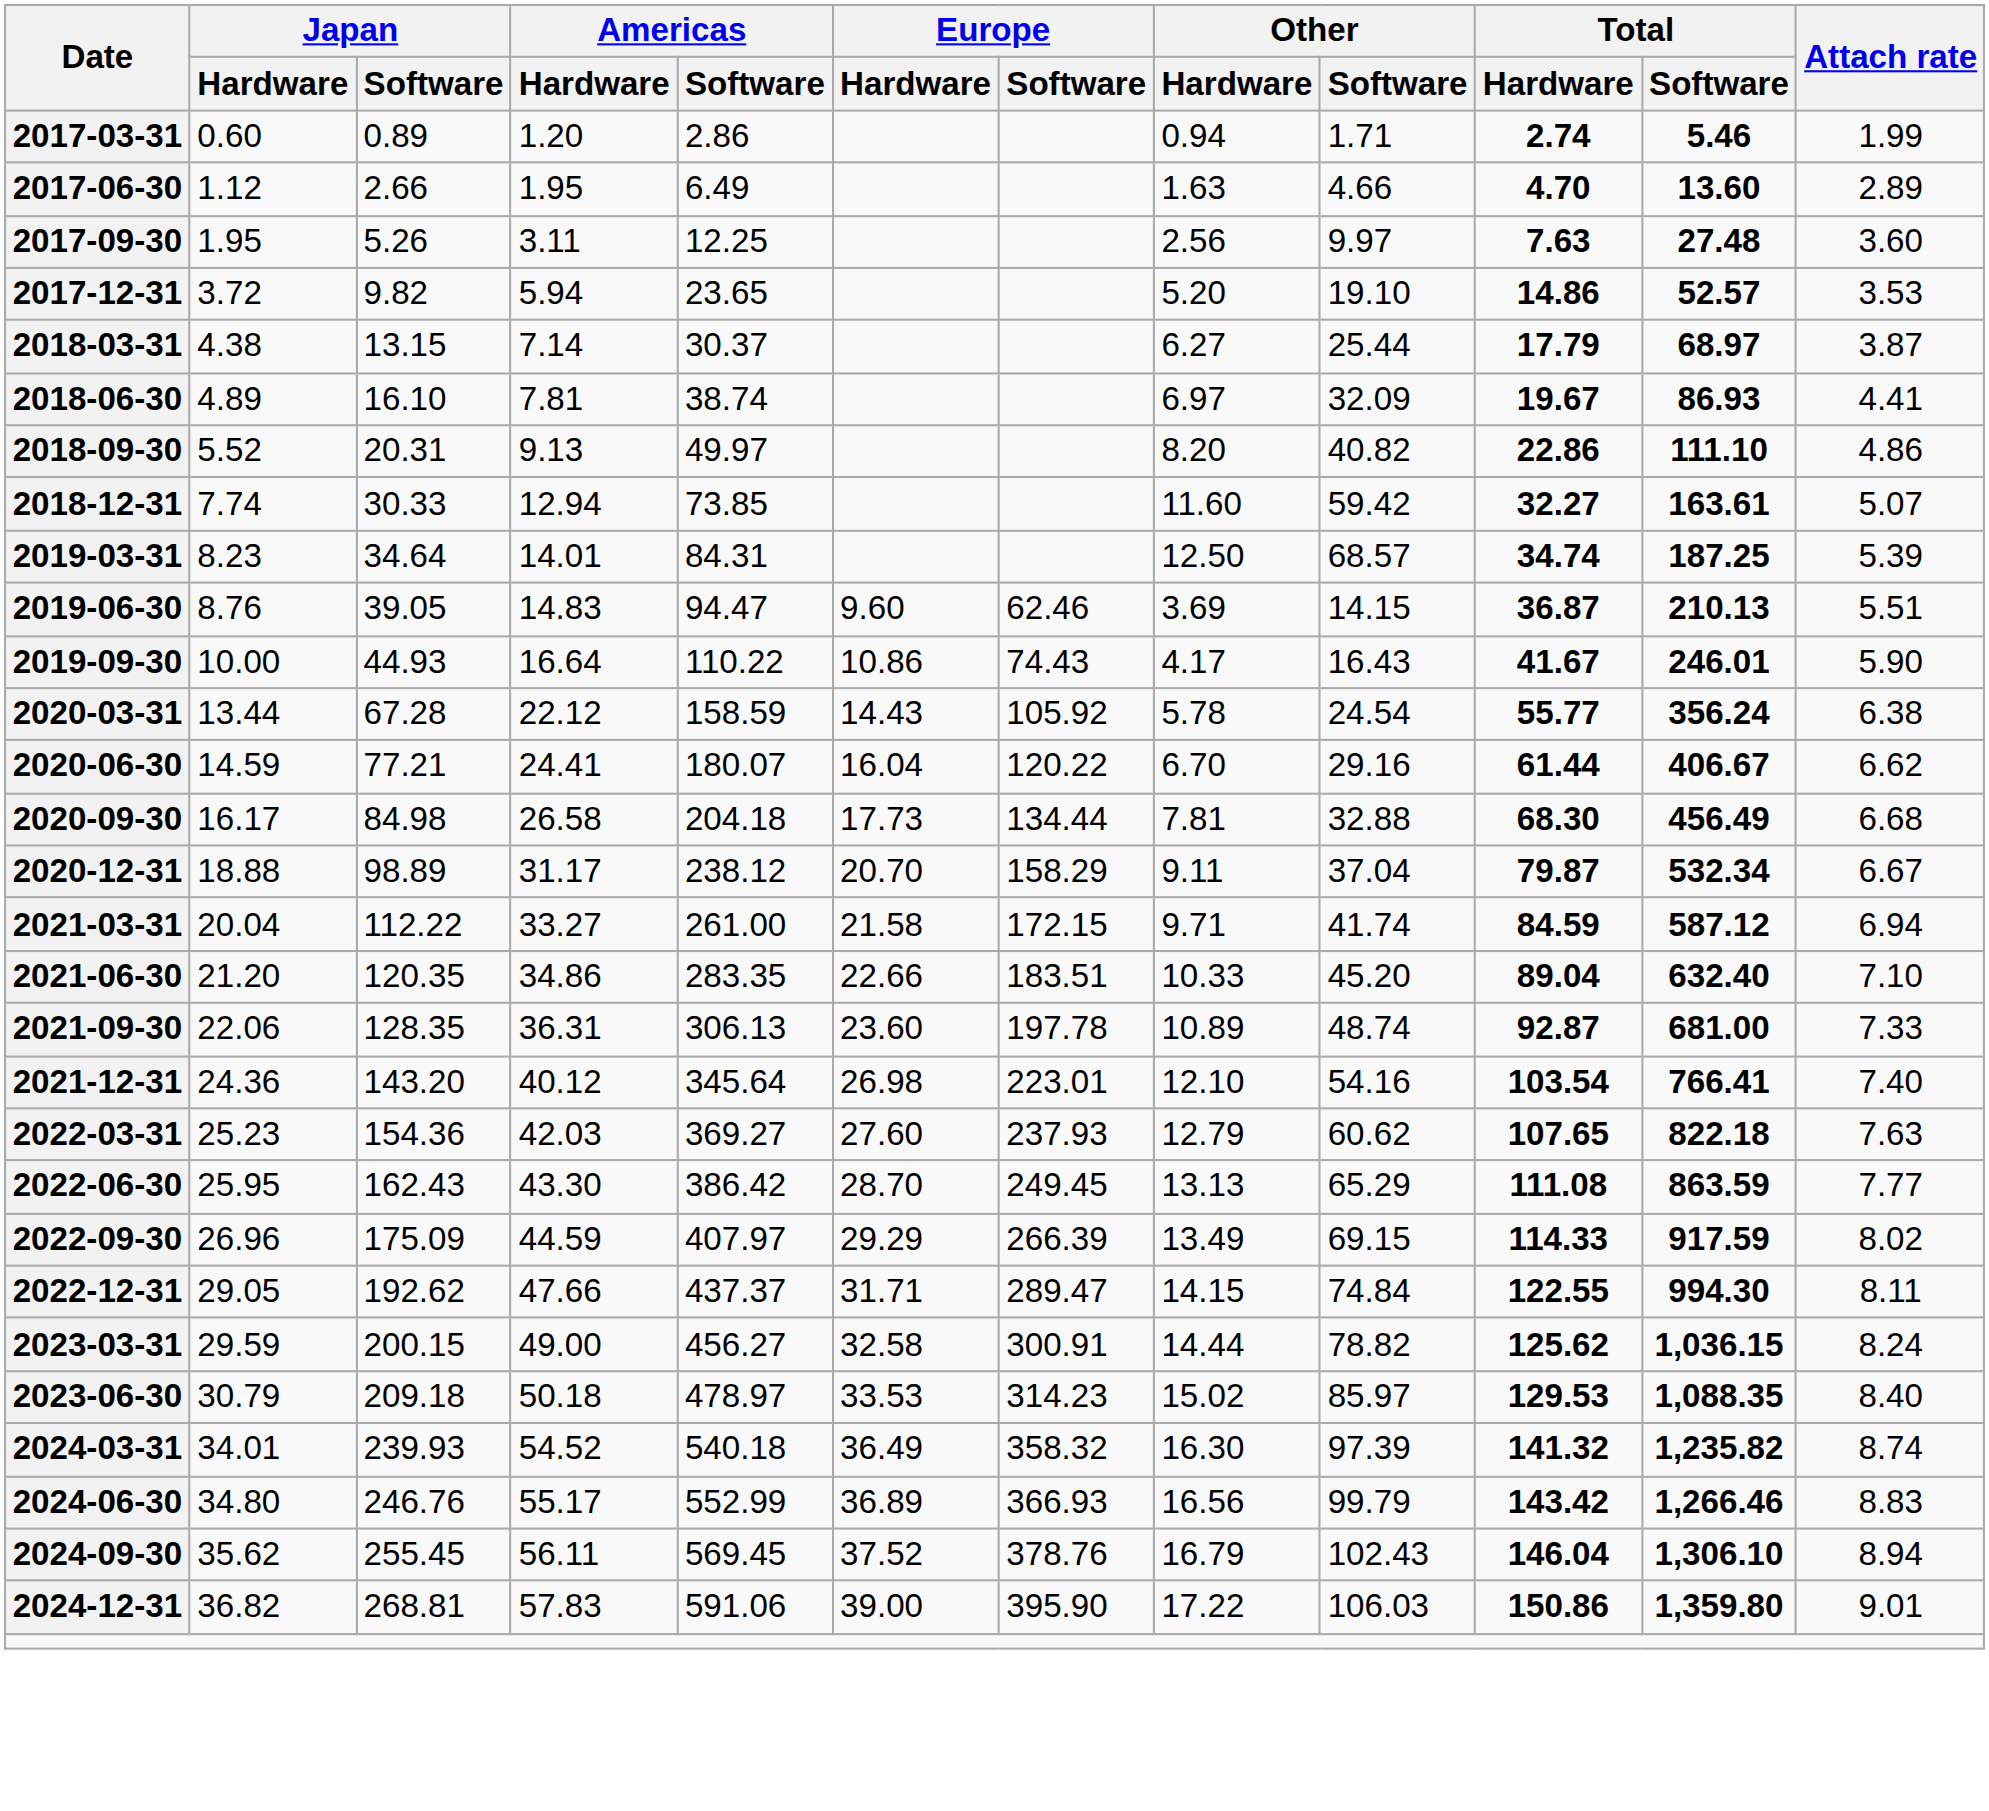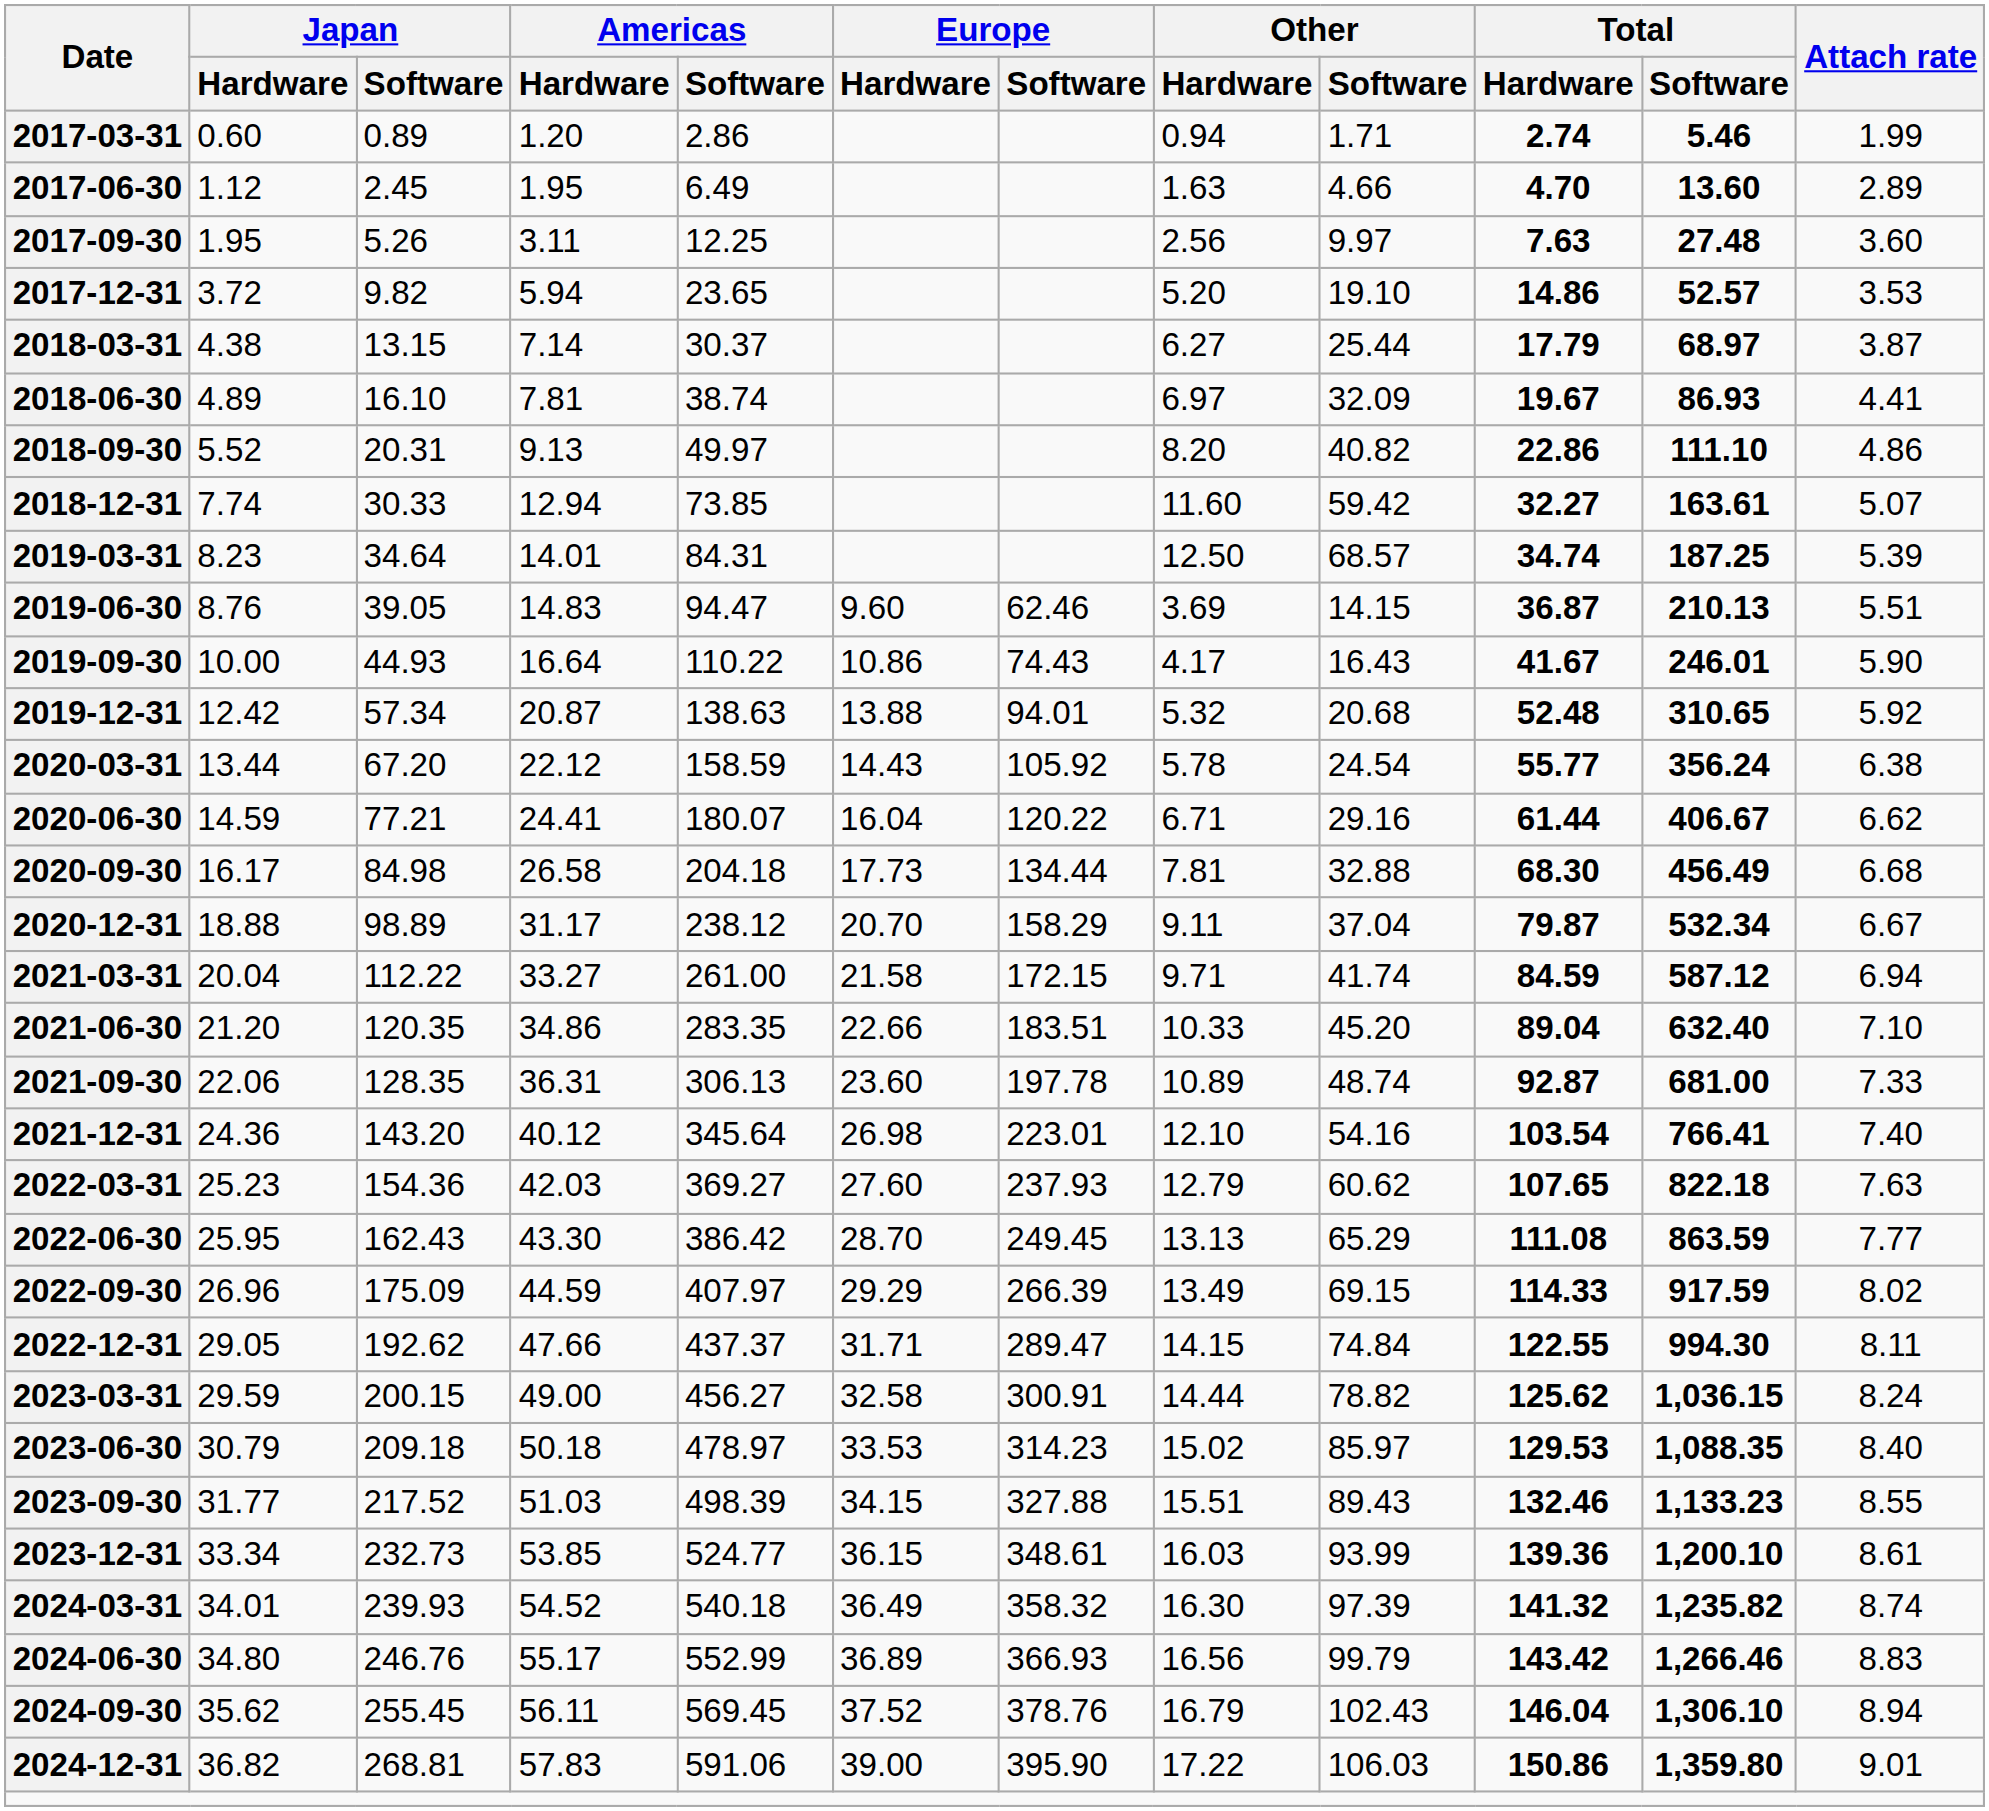(396, 188) 2.66 -> (396, 188) 2.45
+ row: (97, 713)
(405, 713) 67.28 -> (405, 766) 67.20
(1194, 766) 6.70 -> (1194, 818) 6.71
+ row: (97, 1501)
+ row: (97, 1554)
